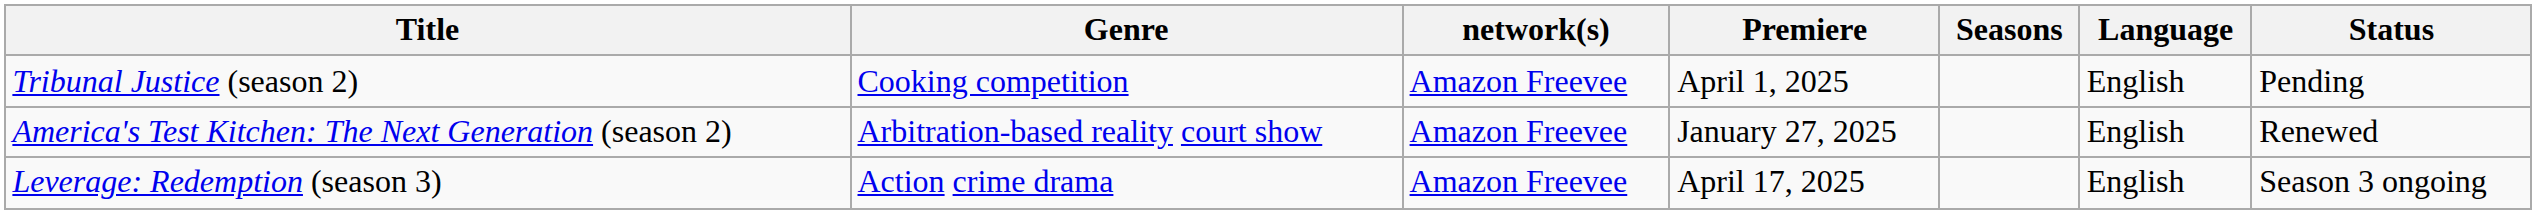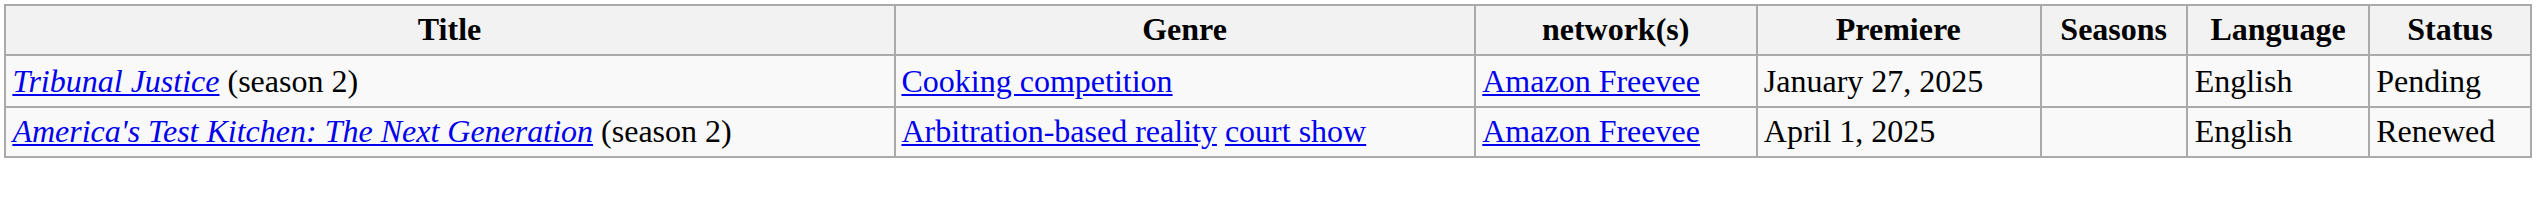(1763, 80) April 1, 2025 -> (1874, 80) January 27, 2025
(1787, 131) January 27, 2025 -> (1850, 131) April 1, 2025
- row: (227, 182)
